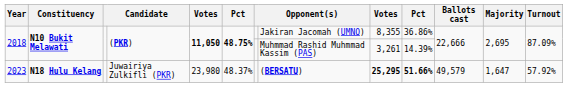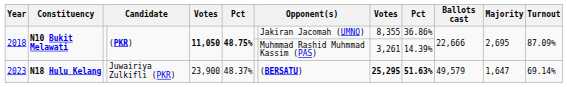(206, 71) 23,980 -> (206, 71) 23,900
(418, 71) 51.66% -> (418, 71) 51.63%
(542, 71) 57.92% -> (542, 71) 69.14%
